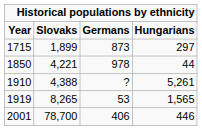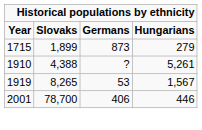(185, 47) 297 -> (185, 47) 279
- row: (19, 64)
(181, 99) 1,565 -> (181, 82) 1,567
